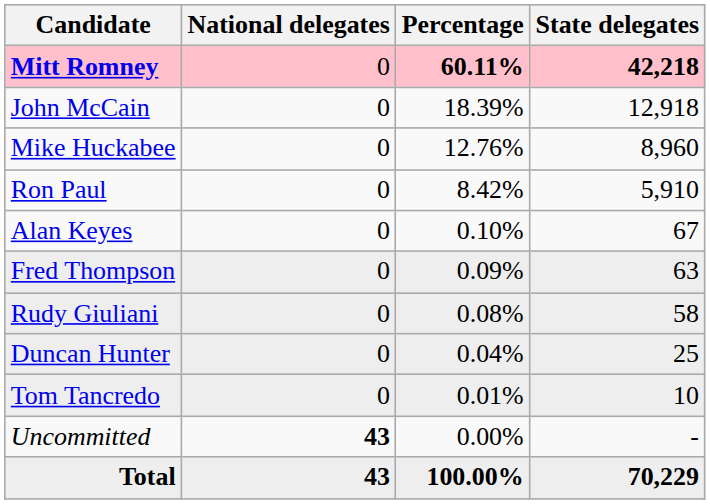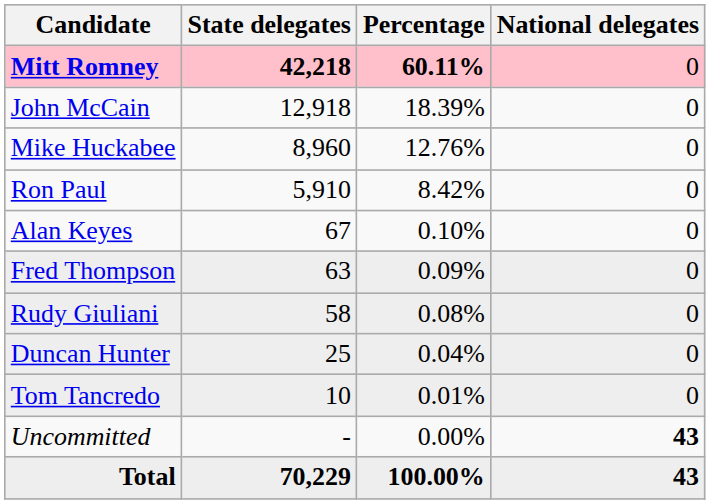columns swapped: (617, 25) <-> (289, 25)
